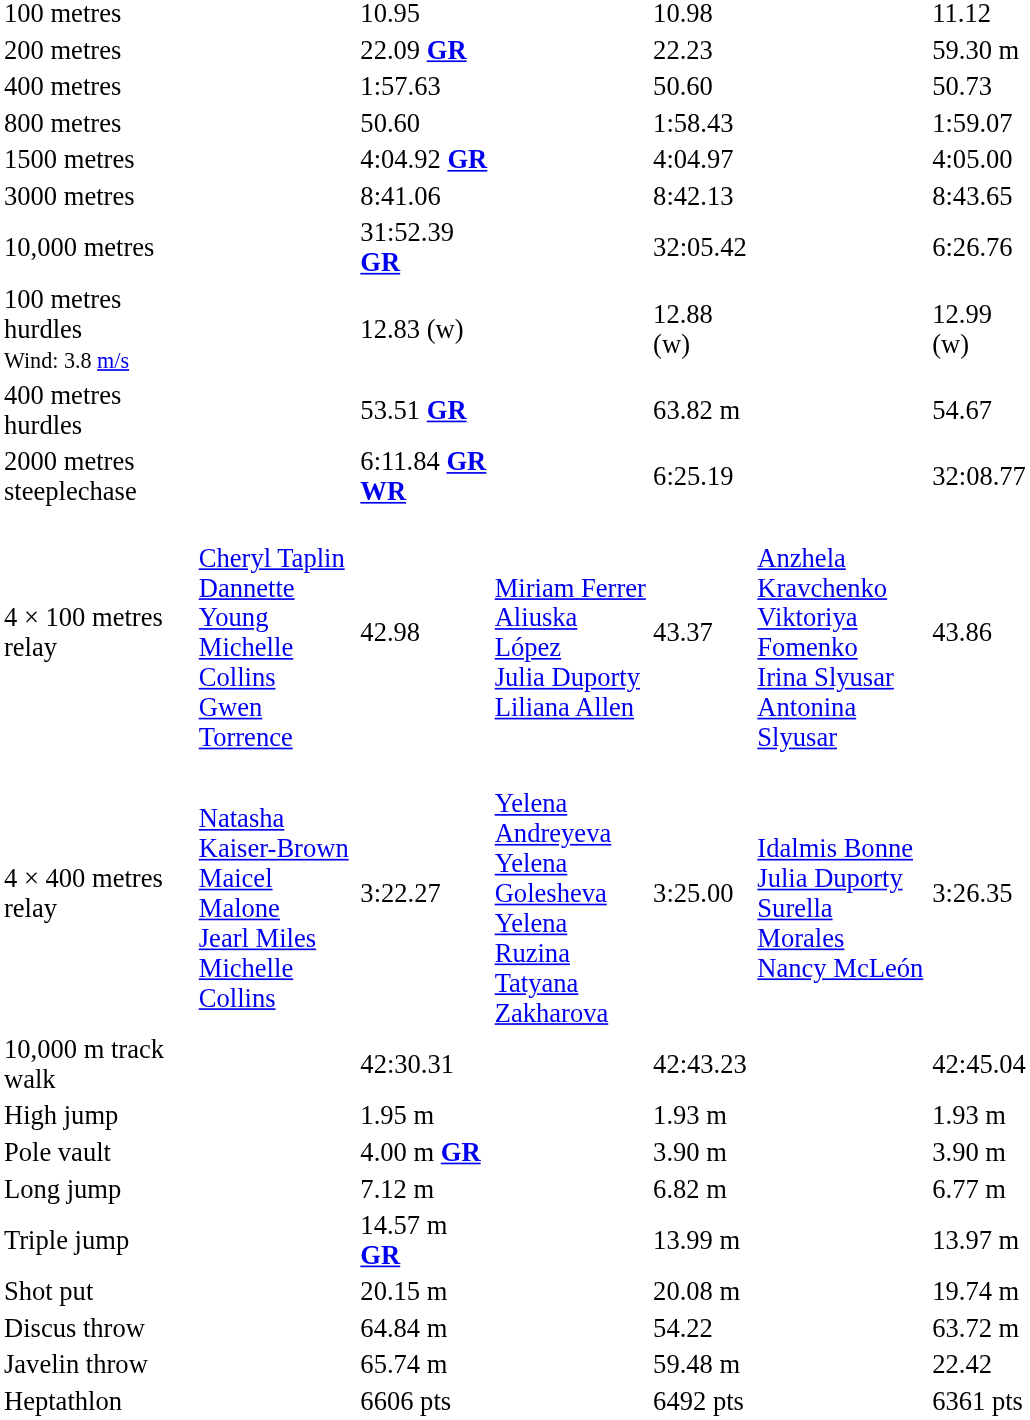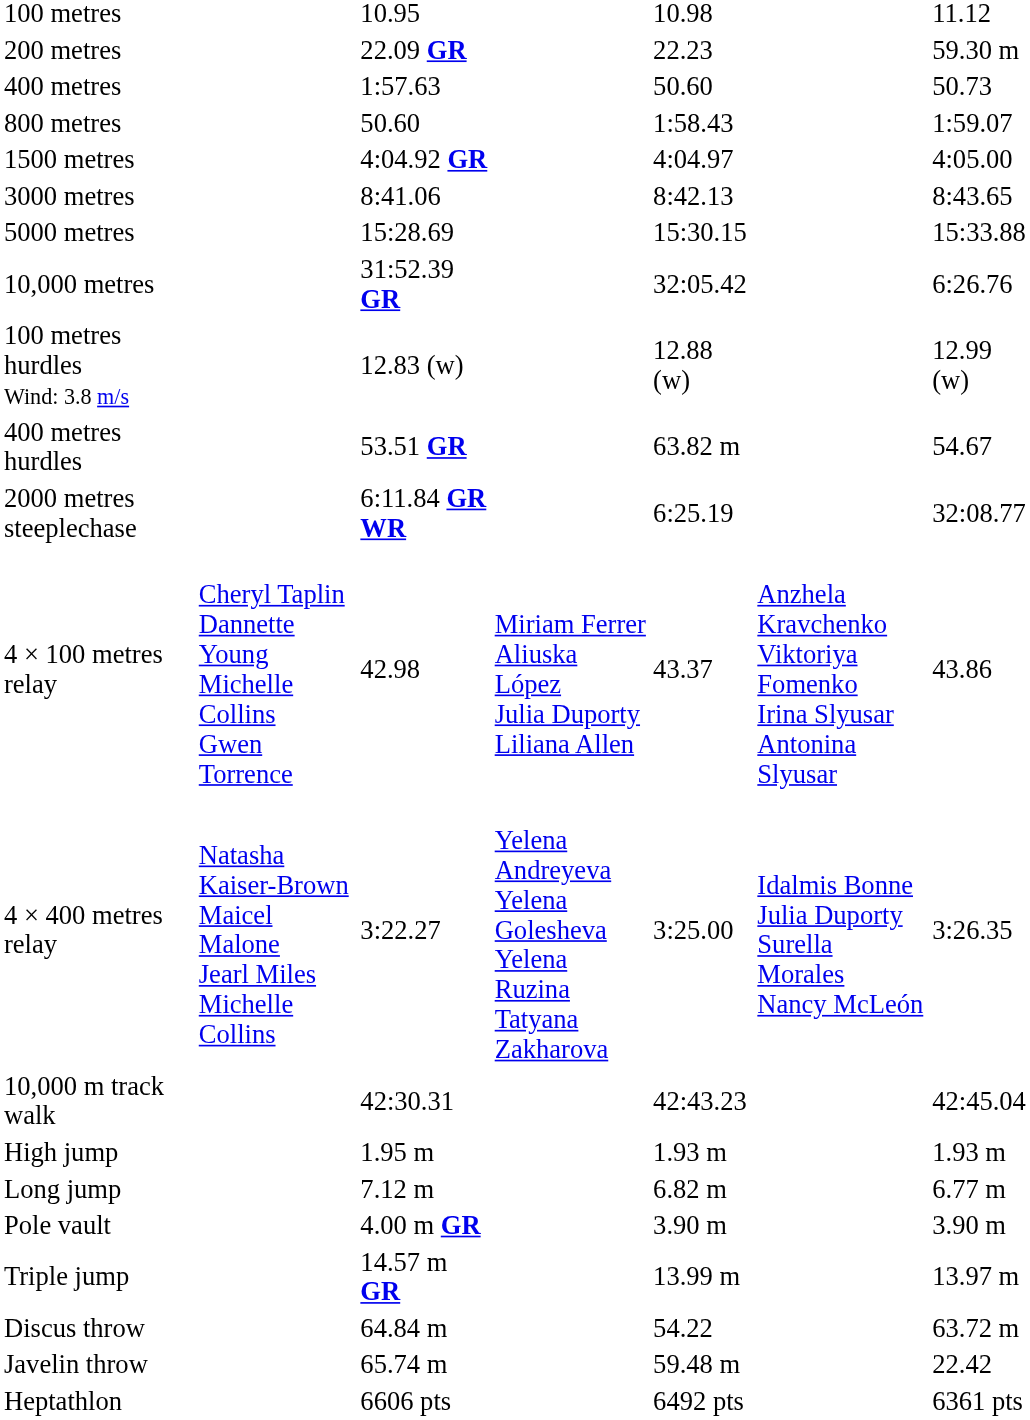+ row: (69, 232)
rows swapped: (57, 1152) <-> (63, 1188)
- row: (49, 1291)
